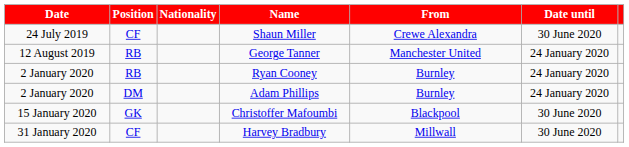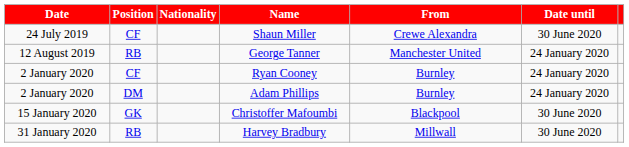(133, 73) RB -> (133, 73) CF
(133, 133) CF -> (133, 133) RB
